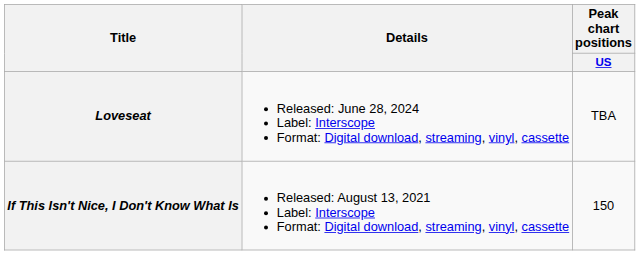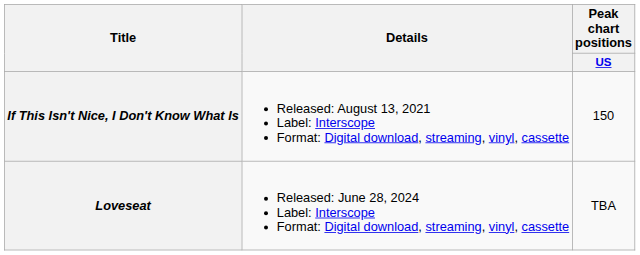rows swapped: (123, 205) <-> (123, 116)
